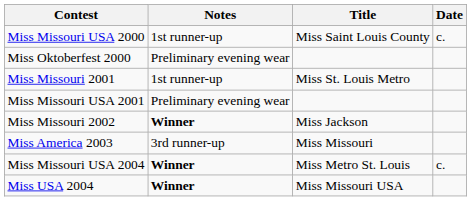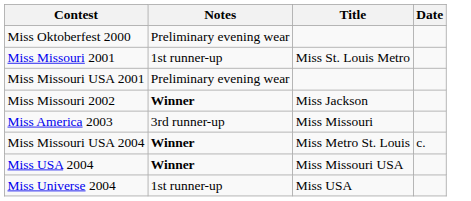- row: (76, 36)
+ row: (62, 185)
